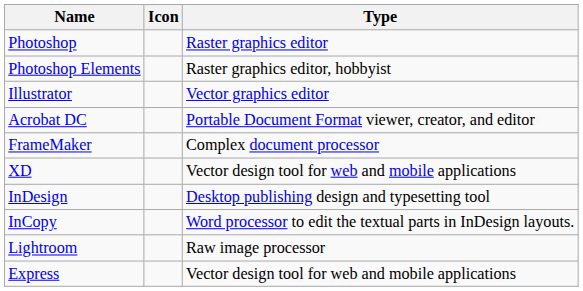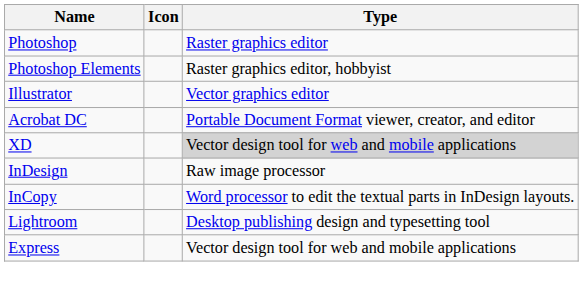- row: (50, 145)
(351, 171) no background -> (351, 145) lightgrey background
(338, 196) Desktop publishing design and typesetting tool -> (256, 171) Raw image processor
(256, 247) Raw image processor -> (338, 222) Desktop publishing design and typesetting tool
